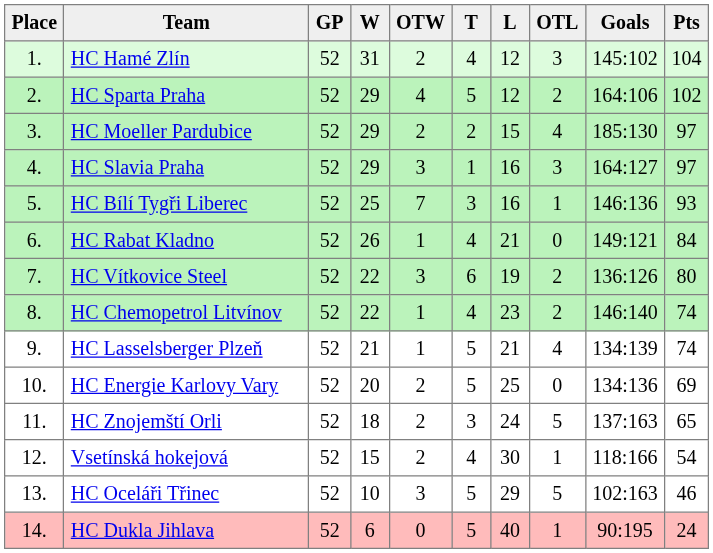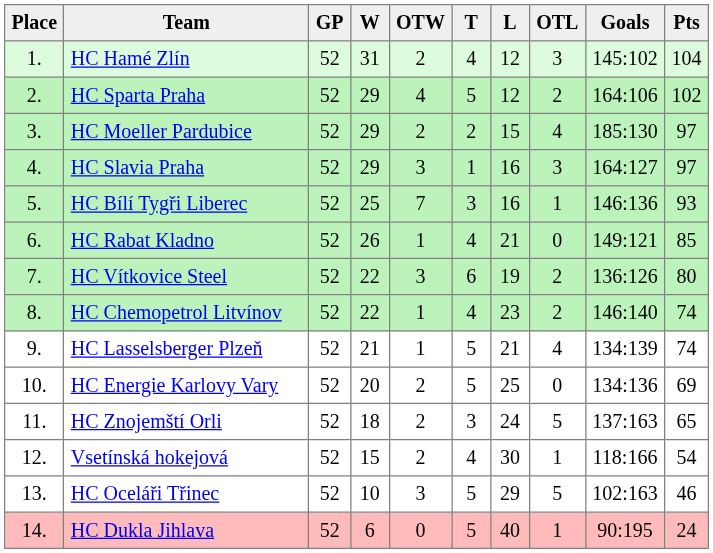(687, 240) 84 -> (687, 240) 85
